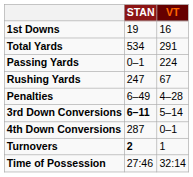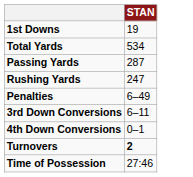- column: (173, 12)
(135, 63) 0–1 -> (135, 63) 287
(138, 113) bold -> (138, 113) normal
(135, 130) 287 -> (135, 130) 0–1
